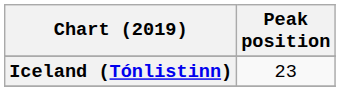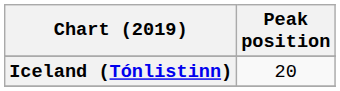(286, 72) 23 -> (286, 72) 20
